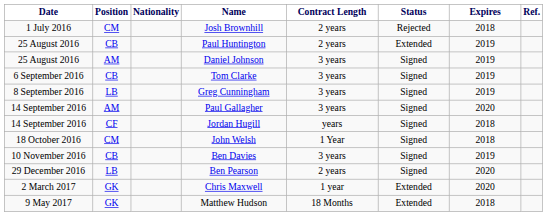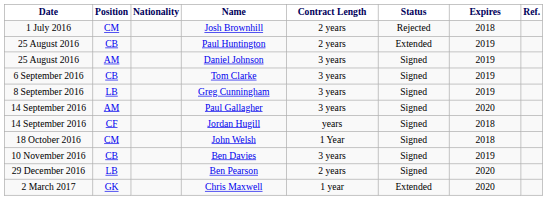- row: (234, 203)
